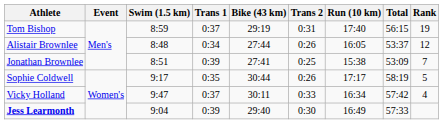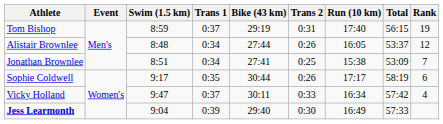(211, 62) 0:39 -> (211, 62) 0:34
(425, 78) 5 -> (425, 78) 6
